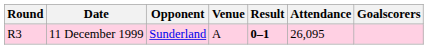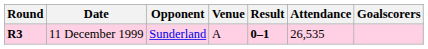(15, 34) normal -> (15, 34) bold
(307, 34) 26,095 -> (307, 34) 26,535
